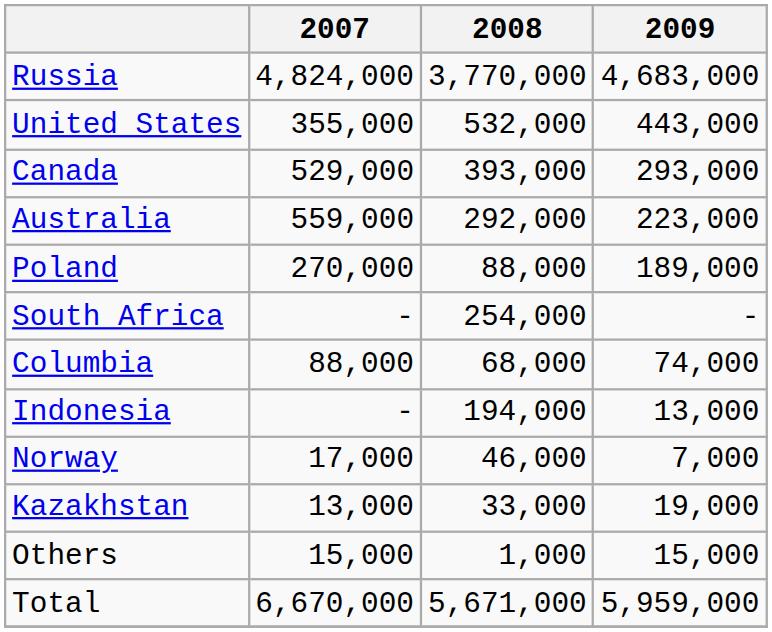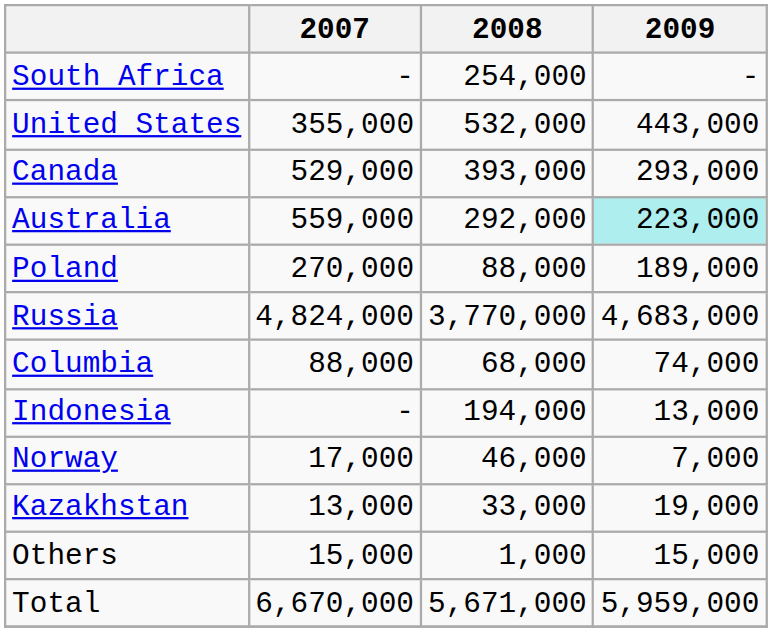rows swapped: (65, 77) <-> (118, 316)
(698, 221) no background -> (698, 221) paleturquoise background
